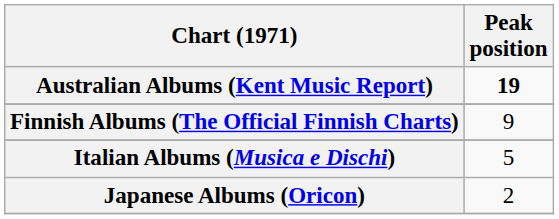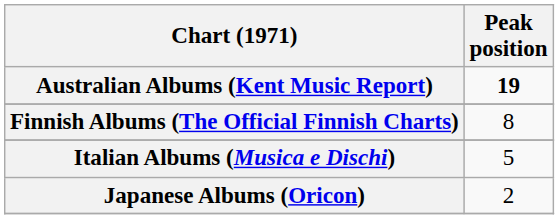(508, 121) 9 -> (508, 121) 8
